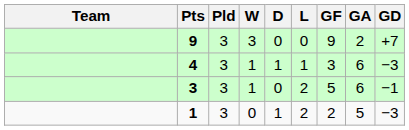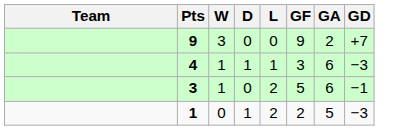- column: (224, 16)
